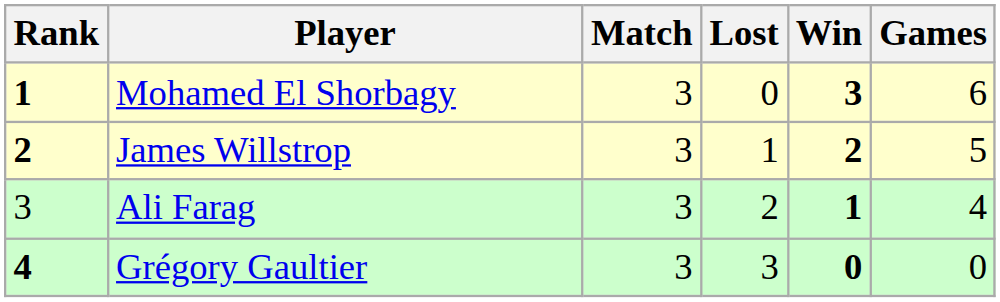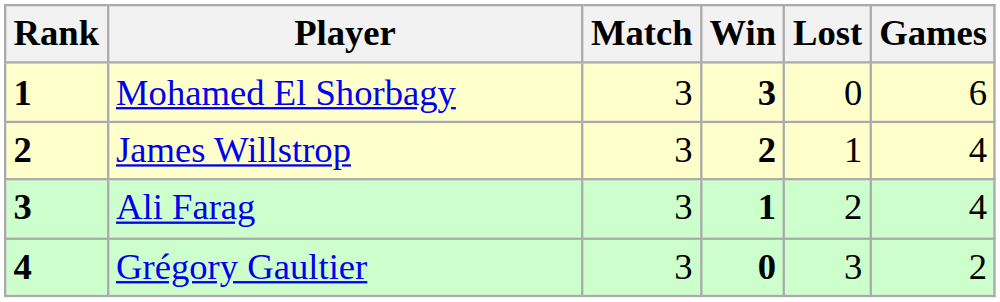columns swapped: (829, 33) <-> (744, 33)
(978, 149) 5 -> (978, 149) 4
(23, 207) normal -> (23, 207) bold
(978, 265) 0 -> (978, 265) 2
